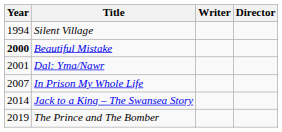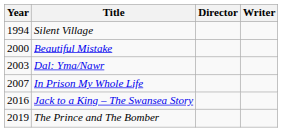columns swapped: (255, 13) <-> (214, 13)
(18, 48) bold -> (18, 48) normal
(18, 65) 2001 -> (18, 65) 2003
(18, 100) 2014 -> (18, 100) 2016
